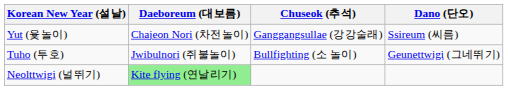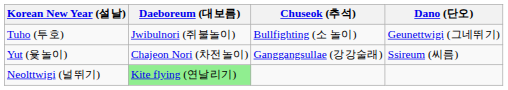rows swapped: (37, 34) <-> (35, 54)
